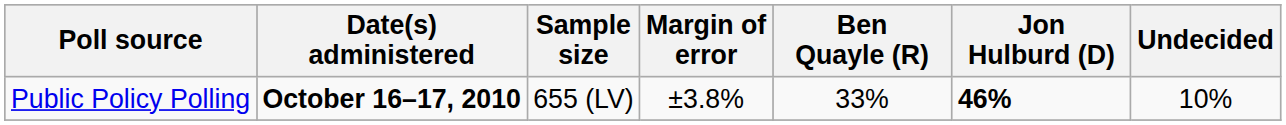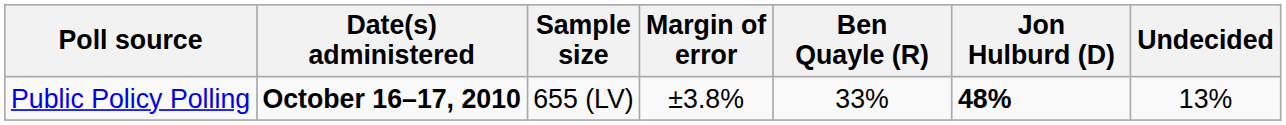(985, 98) 46% -> (985, 98) 48%
(1206, 98) 10% -> (1206, 98) 13%
